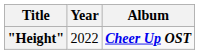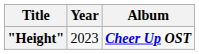(85, 37) 2022 -> (85, 37) 2023
